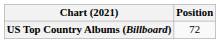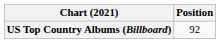(195, 30) 72 -> (195, 30) 92
